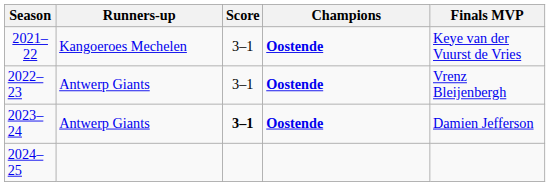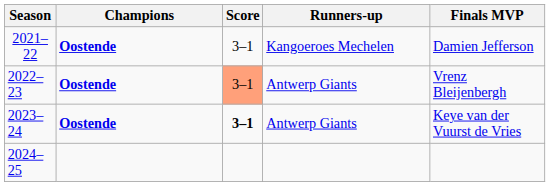columns swapped: (346, 15) <-> (139, 15)
(477, 46) Keye van der Vuurst de Vries -> (483, 46) Damien Jefferson
(243, 84) no background -> (243, 84) lightsalmon background
(483, 123) Damien Jefferson -> (477, 123) Keye van der Vuurst de Vries
